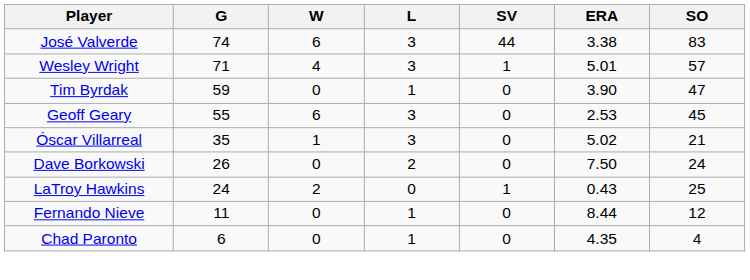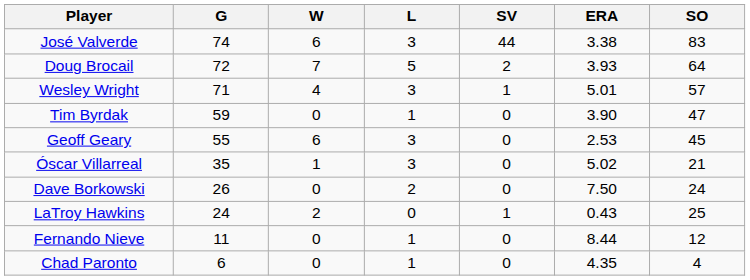+ row: (89, 66)
